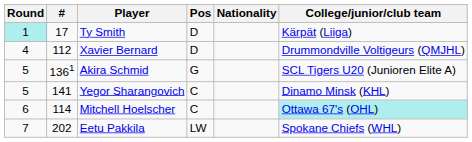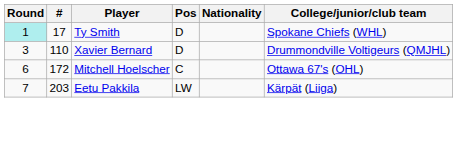(317, 32) Kärpät (Liiga) -> (327, 32) Spokane Chiefs (WHL)
(26, 50) 4 -> (26, 50) 3
(62, 50) 112 -> (59, 50) 110
- row: (114, 70)
- row: (132, 91)
(62, 109) 114 -> (59, 69) 172
(330, 109) paleturquoise background -> (315, 69) no background
(62, 128) 202 -> (59, 87) 203
(341, 128) Spokane Chiefs (WHL) -> (302, 87) Kärpät (Liiga)
